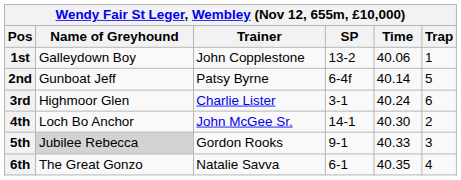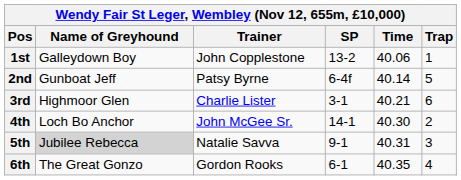(394, 100) 40.24 -> (394, 100) 40.21
(240, 143) Gordon Rooks -> (238, 143) Natalie Savva
(394, 143) 40.33 -> (394, 143) 40.31
(238, 164) Natalie Savva -> (240, 164) Gordon Rooks
